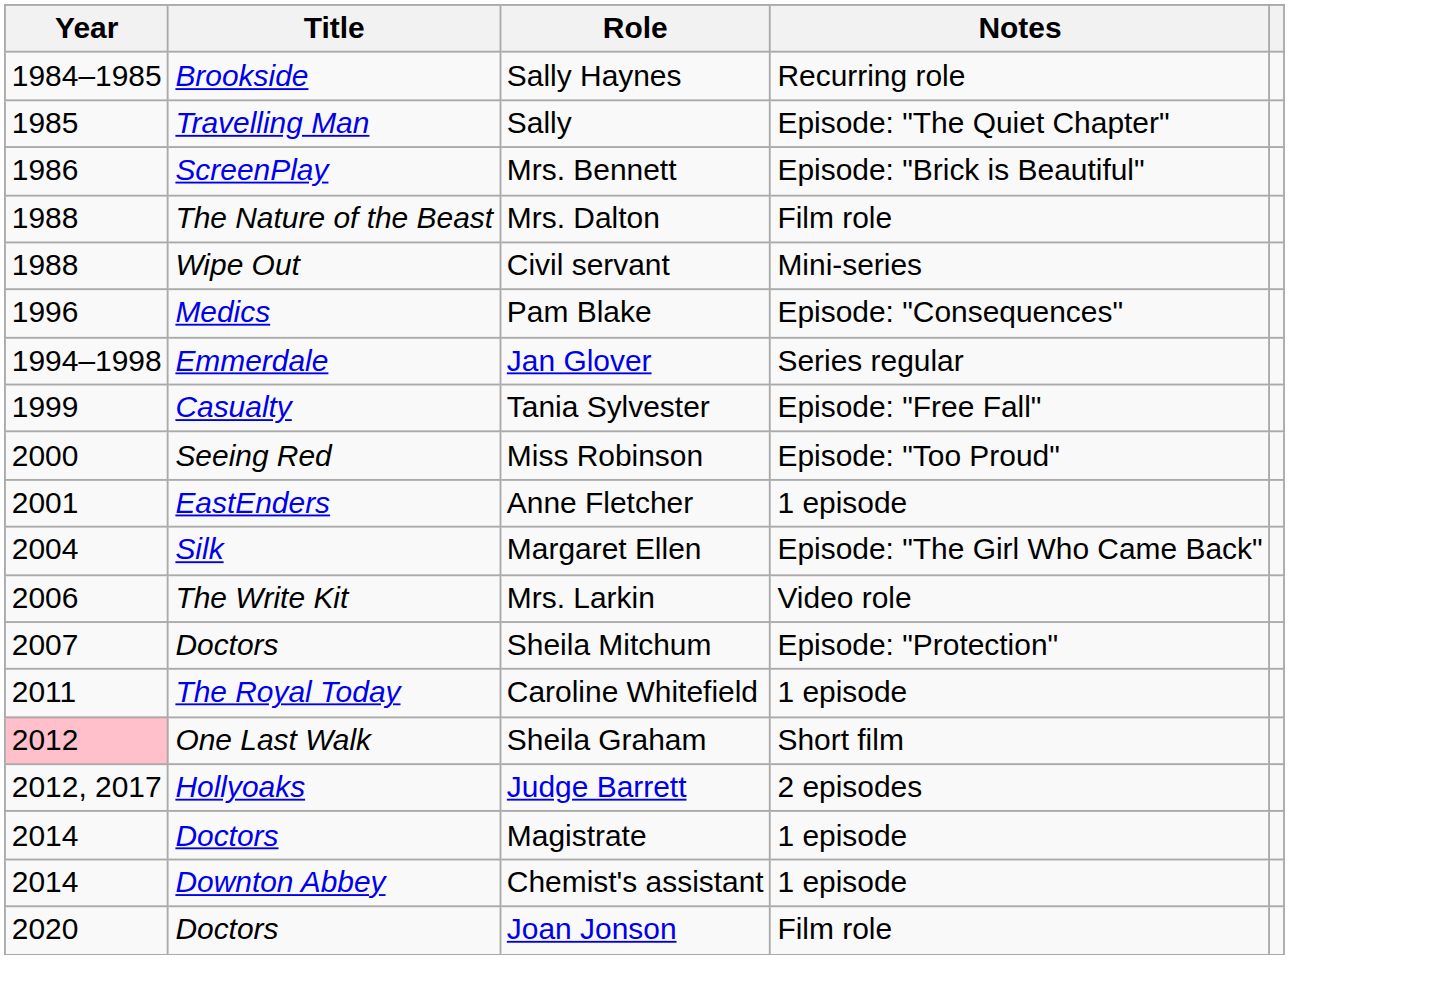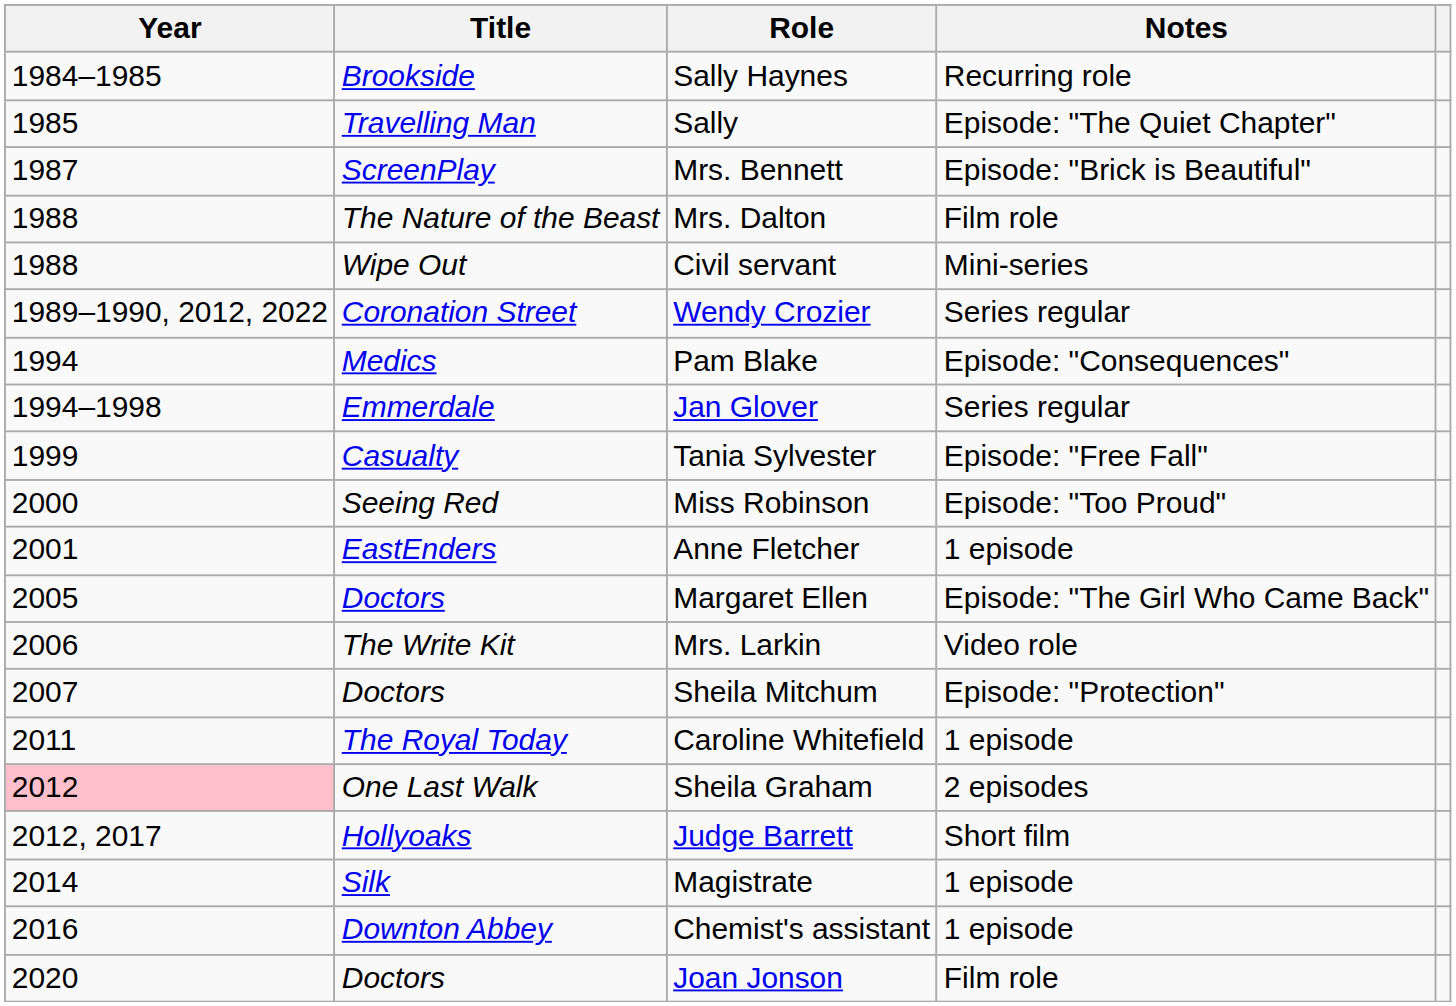(45, 170) 1986 -> (45, 170) 1987
+ row: (772, 312)
(45, 312) 1996 -> (45, 360) 1994
(45, 550) 2004 -> (45, 597) 2005
(200, 550) Silk -> (393, 597) Doctors
(841, 739) Short film -> (1016, 787) 2 episodes
(850, 787) 2 episodes -> (1007, 834) Short film
(227, 834) Doctors -> (366, 882) Silk
(45, 882) 2014 -> (45, 929) 2016
